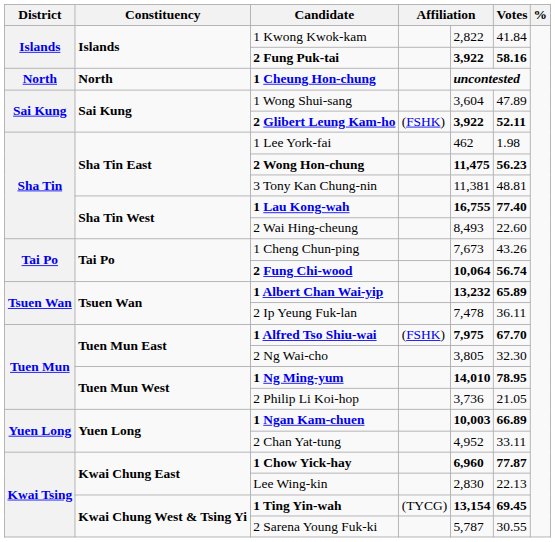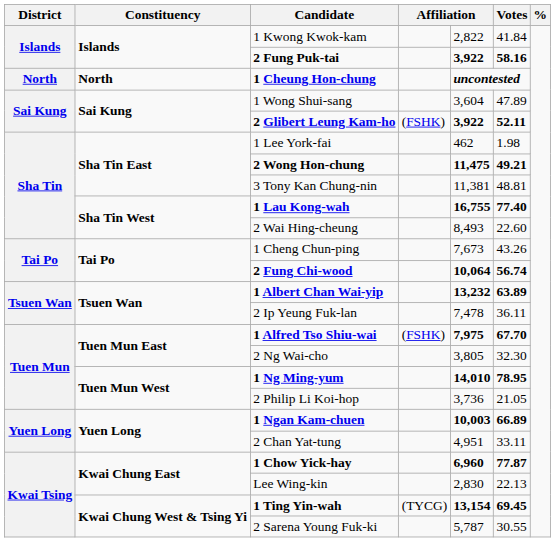(512, 164) 56.23 -> (512, 164) 49.21
(512, 292) 65.89 -> (512, 292) 63.89
(469, 441) 4,952 -> (469, 441) 4,951
